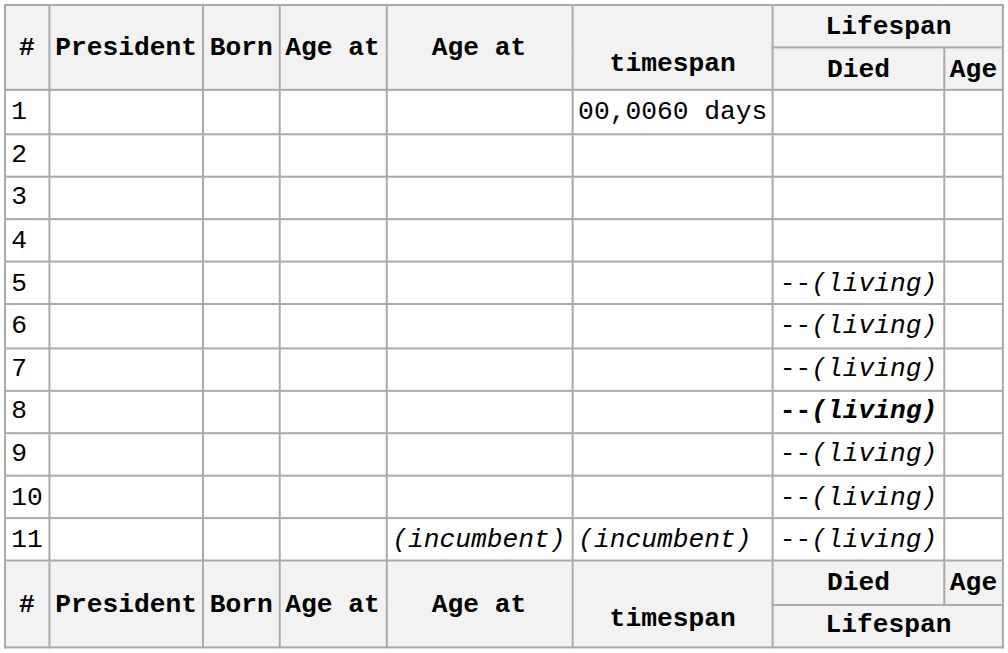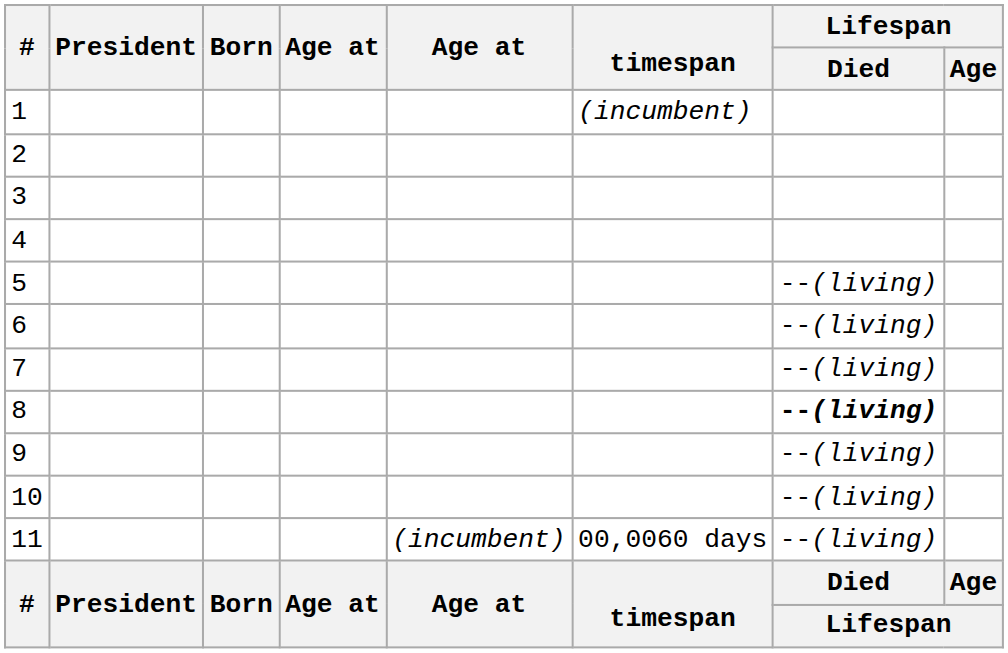(673, 112) 00,0060 days -> (665, 112) (incumbent)
(665, 540) (incumbent) -> (673, 540) 00,0060 days
